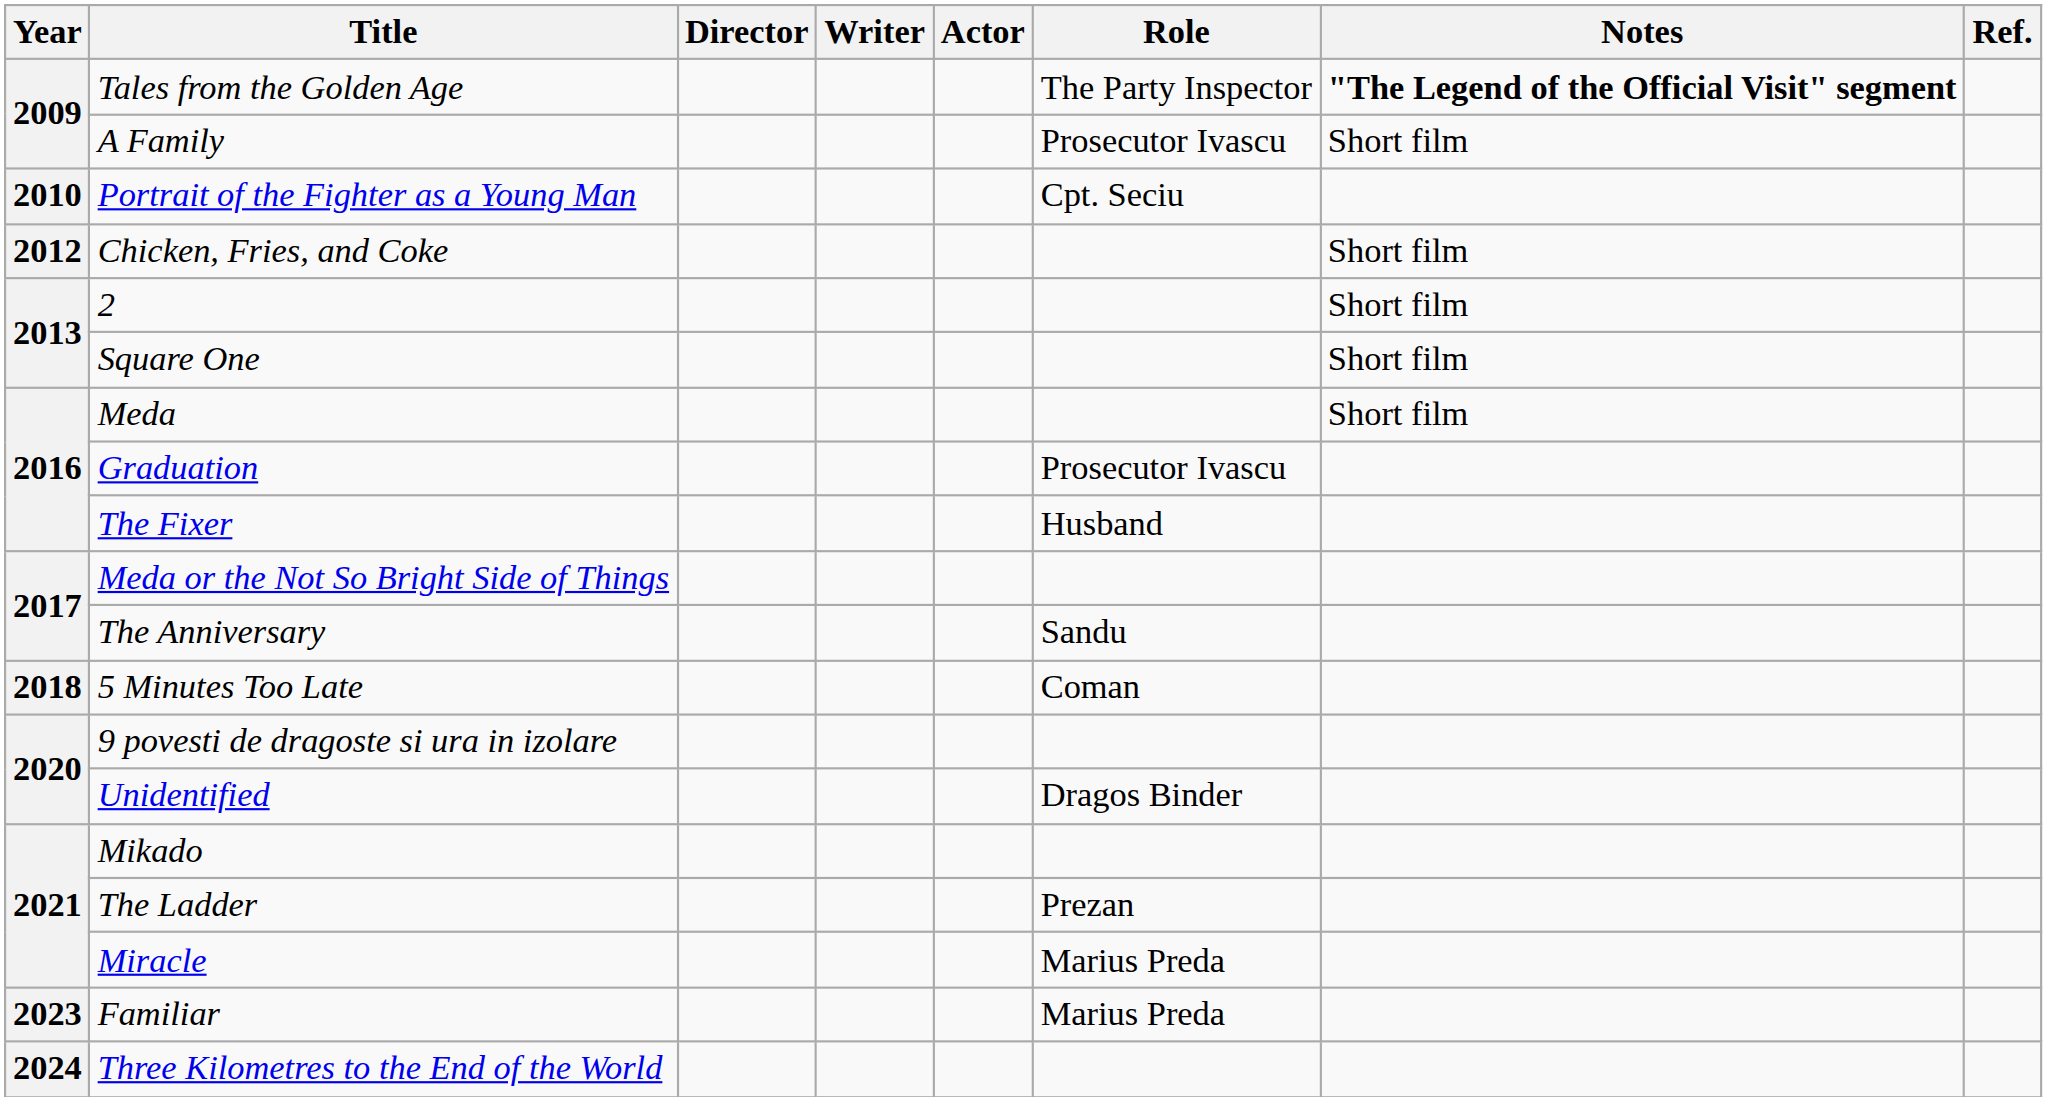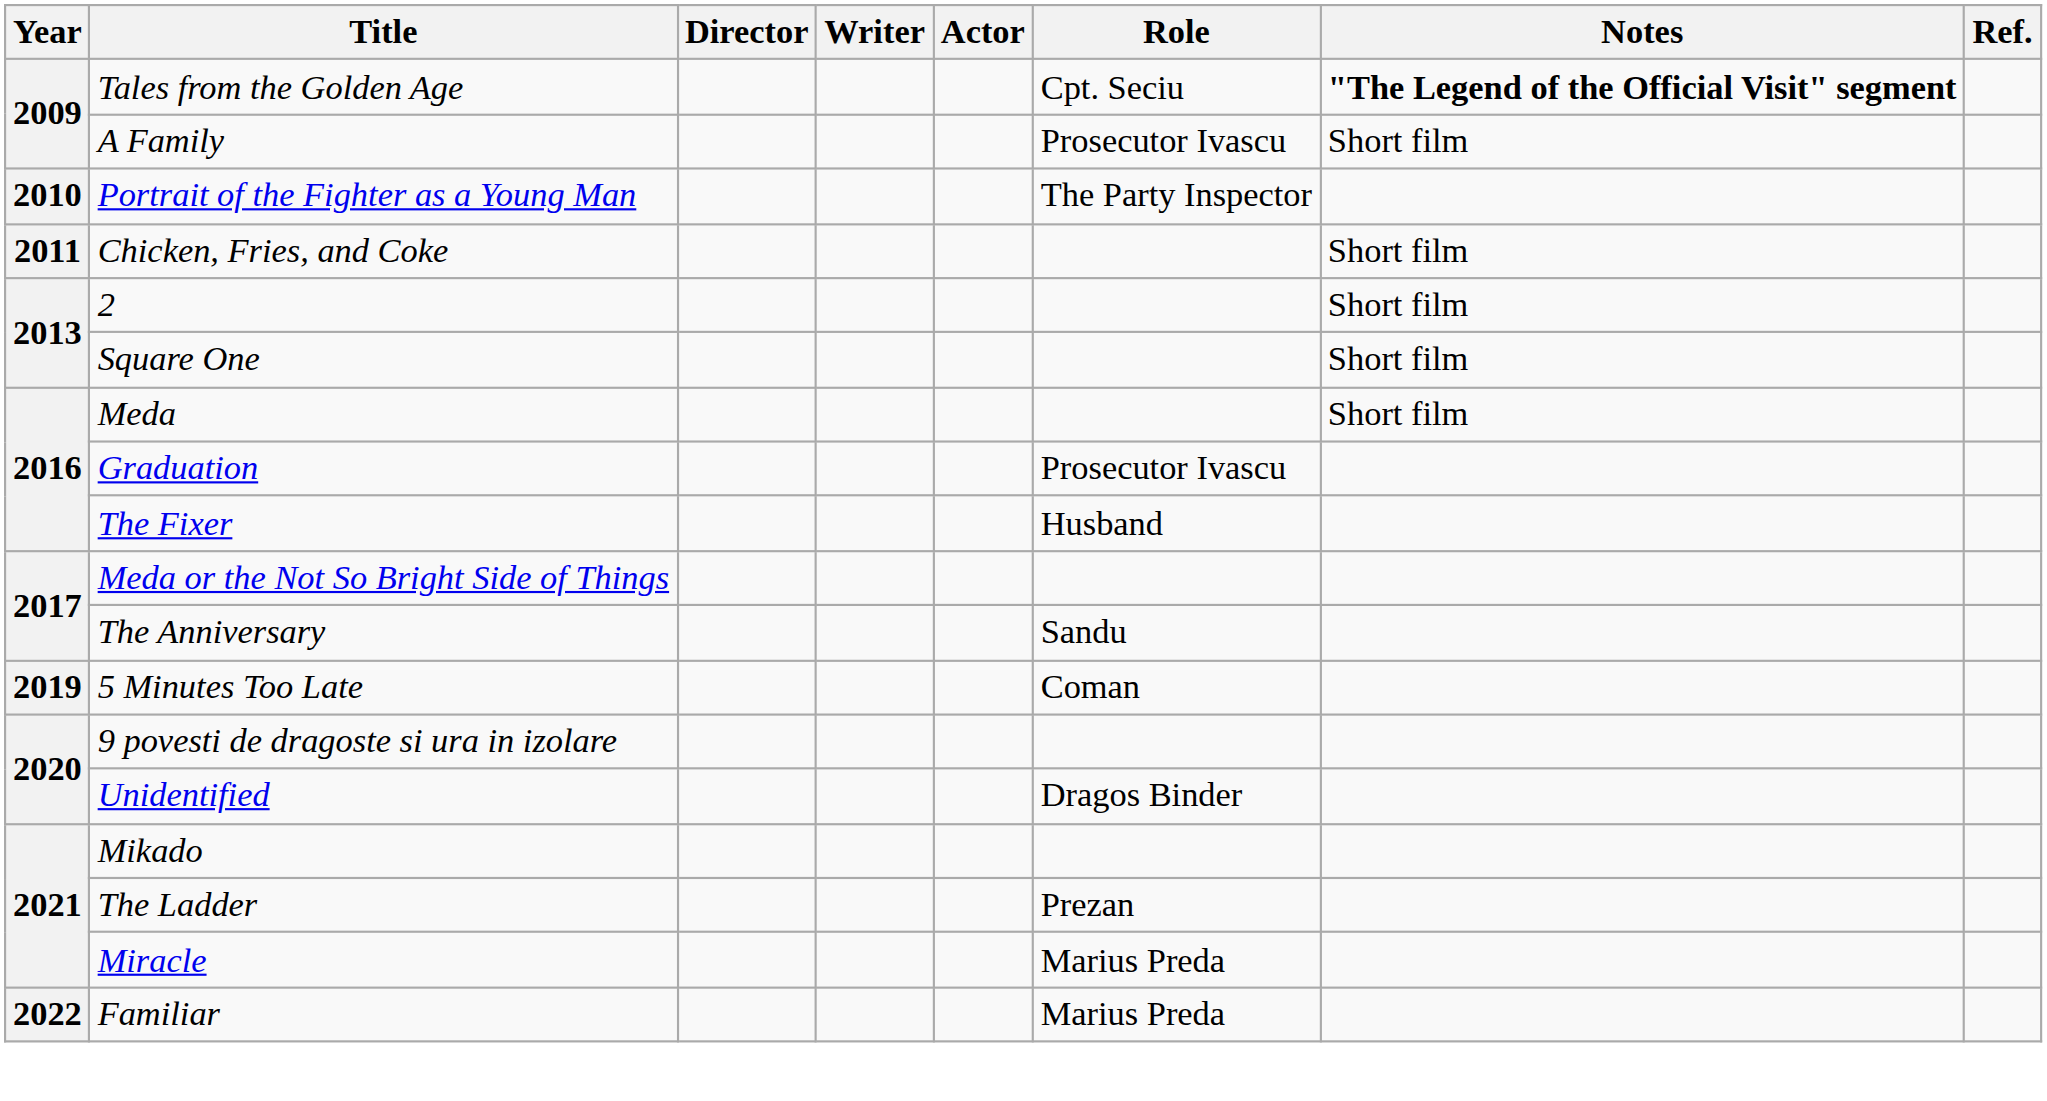(1176, 86) The Party Inspector -> (1112, 86) Cpt. Seciu
(1112, 195) Cpt. Seciu -> (1176, 195) The Party Inspector
(47, 250) 2012 -> (47, 250) 2011
(47, 686) 2018 -> (47, 686) 2019
(47, 1013) 2023 -> (47, 1013) 2022
- row: (380, 1068)
